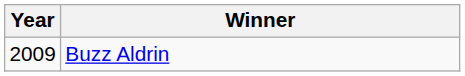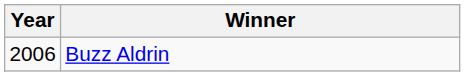(33, 53) 2009 -> (33, 53) 2006
